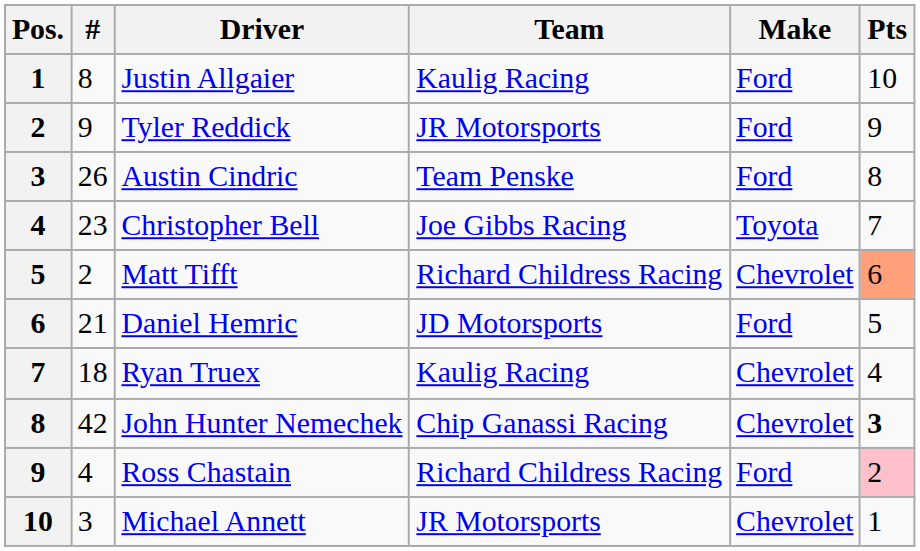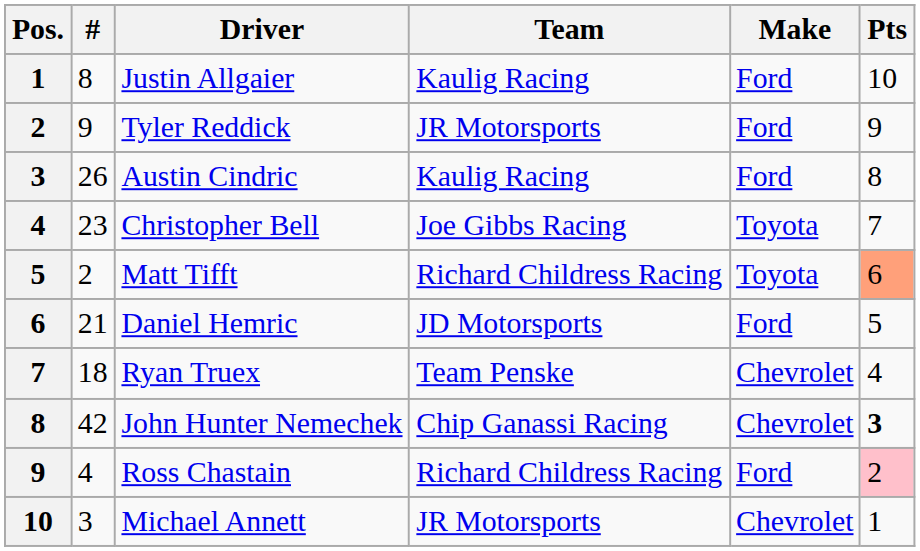(495, 176) Team Penske -> (503, 176) Kaulig Racing
(795, 274) Chevrolet -> (777, 274) Toyota
(503, 373) Kaulig Racing -> (495, 373) Team Penske
